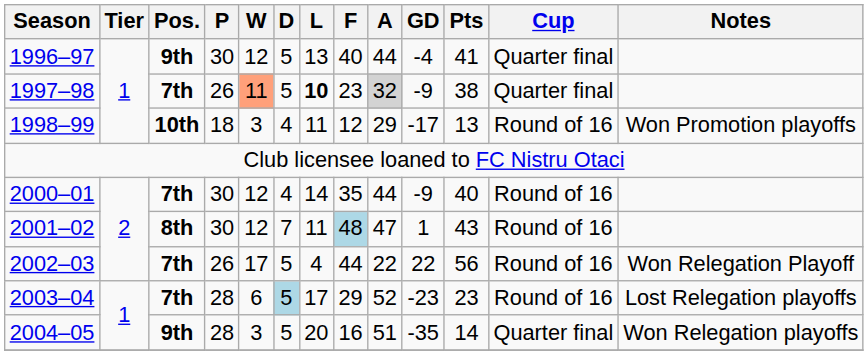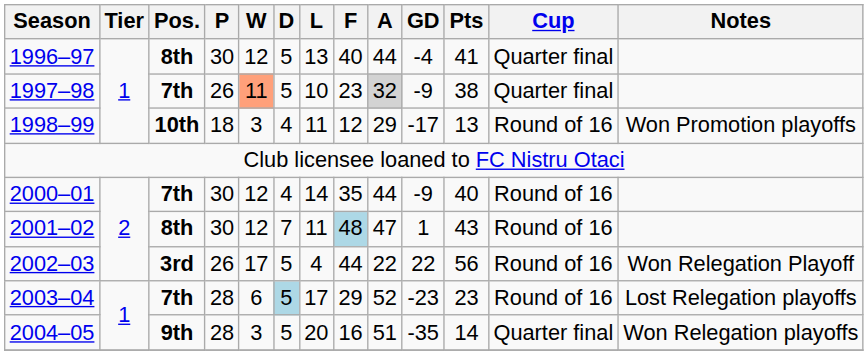(177, 56) 9th -> (177, 56) 8th
(316, 90) bold -> (316, 90) normal
(177, 263) 7th -> (177, 263) 3rd
